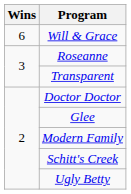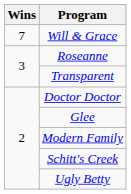(22, 35) 6 -> (22, 35) 7
